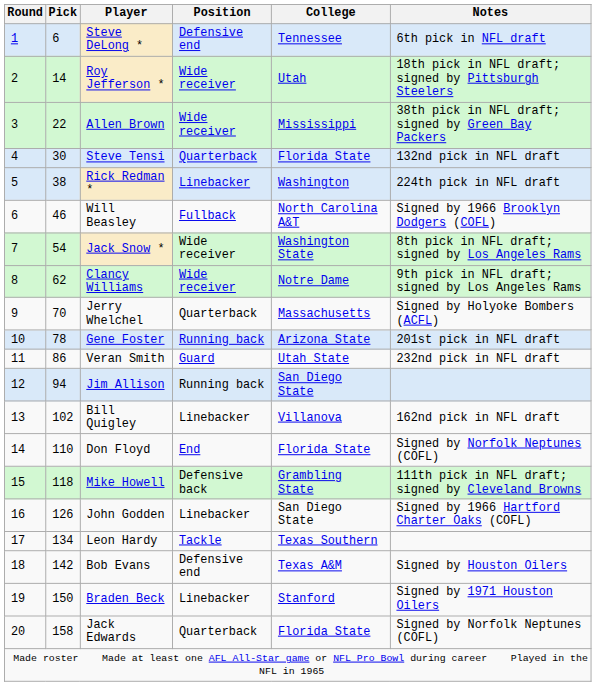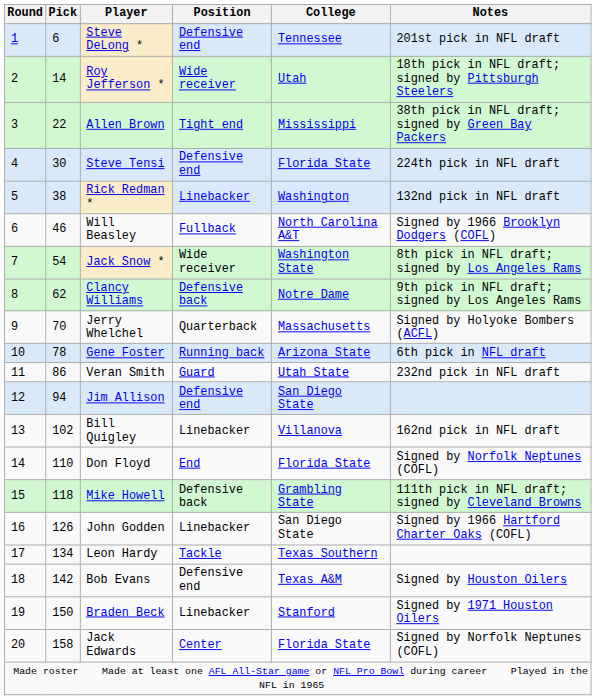(471, 40) 6th pick in NFL draft -> (478, 40) 201st pick in NFL draft
(207, 126) Wide receiver -> (211, 126) Tight end
(218, 158) Quarterback -> (211, 165) Defensive end
(478, 158) 132nd pick in NFL draft -> (478, 165) 224th pick in NFL draft
(478, 184) 224th pick in NFL draft -> (478, 197) 132nd pick in NFL draft
(207, 282) Wide receiver -> (211, 295) Defensive back
(478, 340) 201st pick in NFL draft -> (471, 354) 6th pick in NFL draft
(222, 385) Running back -> (211, 399) Defensive end
(218, 632) Quarterback -> (200, 646) Center
